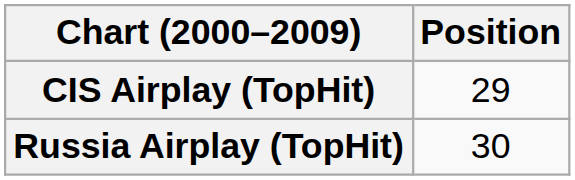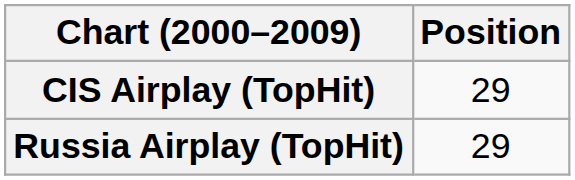(491, 145) 30 -> (491, 145) 29
